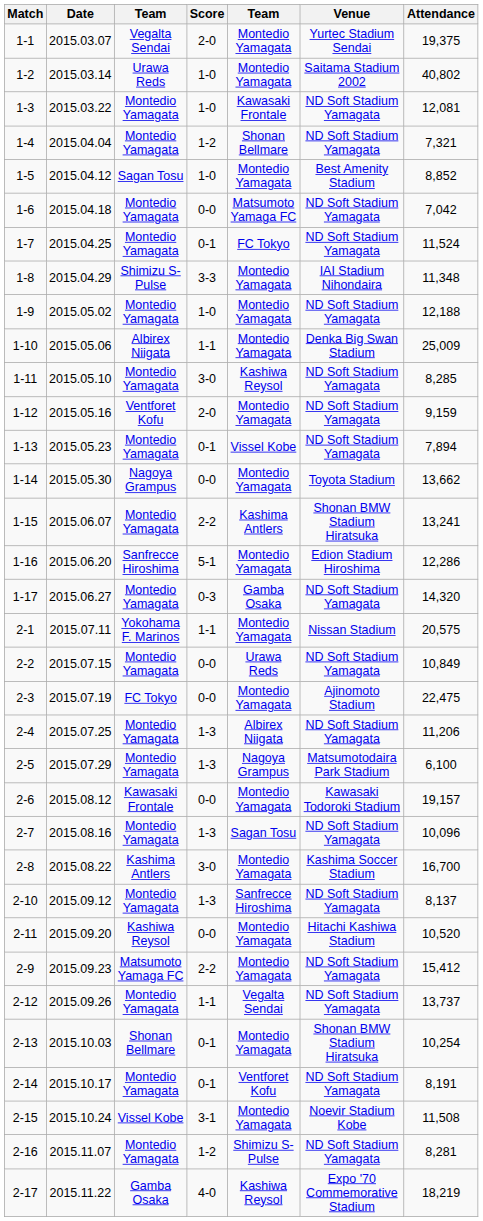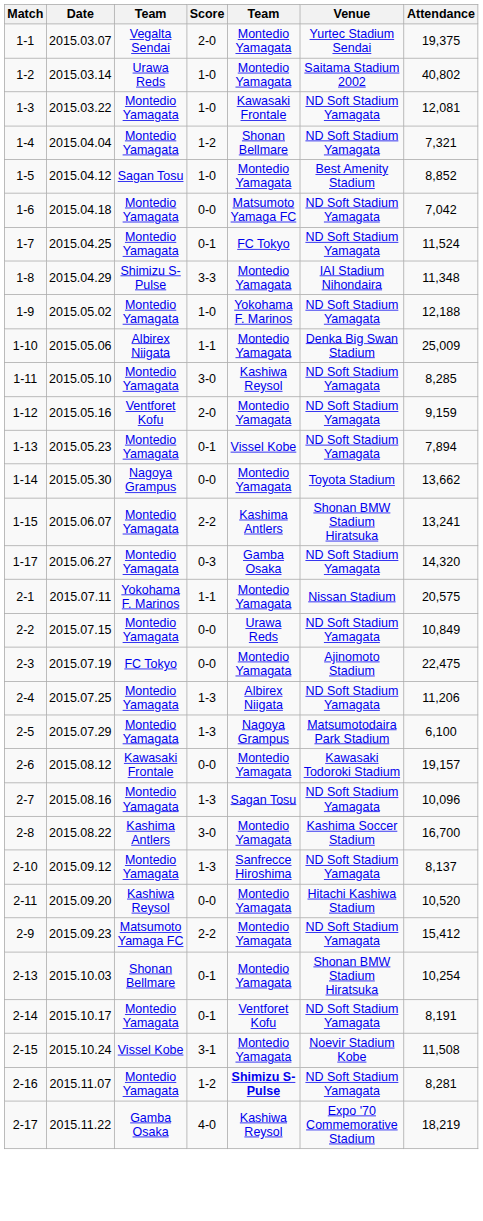(263, 311) Montedio Yamagata -> (263, 311) Yokohama F. Marinos
- row: (25, 562)
- row: (25, 1002)
(263, 1151) normal -> (263, 1084) bold
